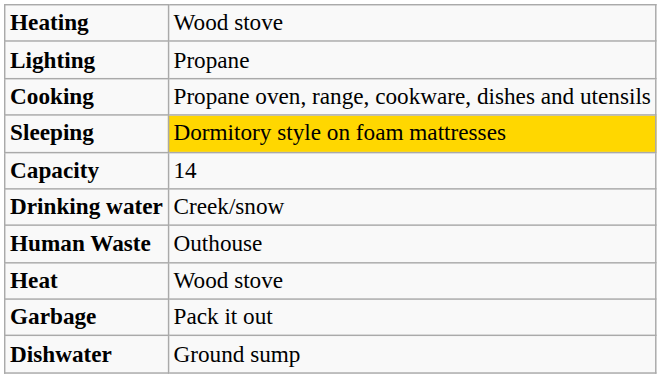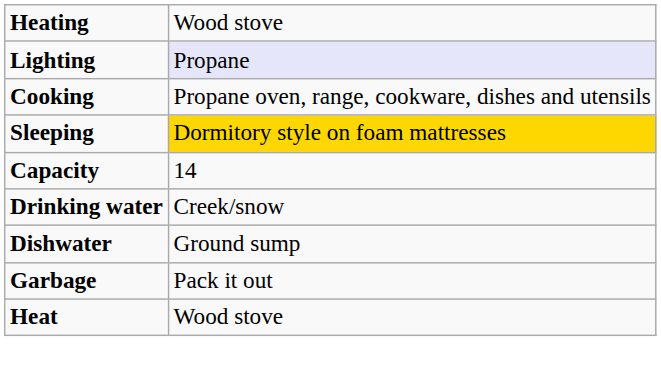(212, 59) no background -> (212, 59) lavender background
- row: (80, 243)
rows swapped: (61, 354) <-> (34, 280)
